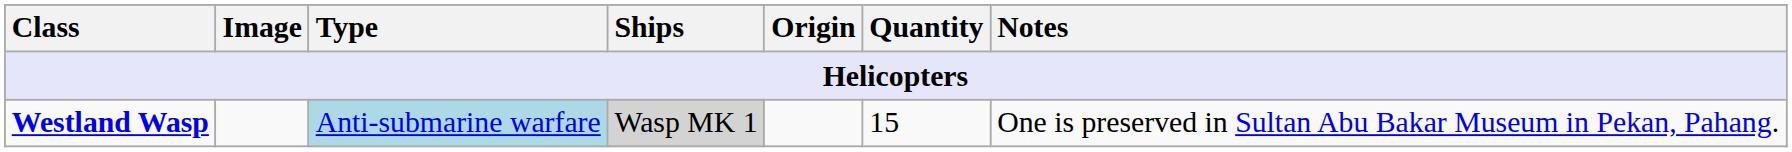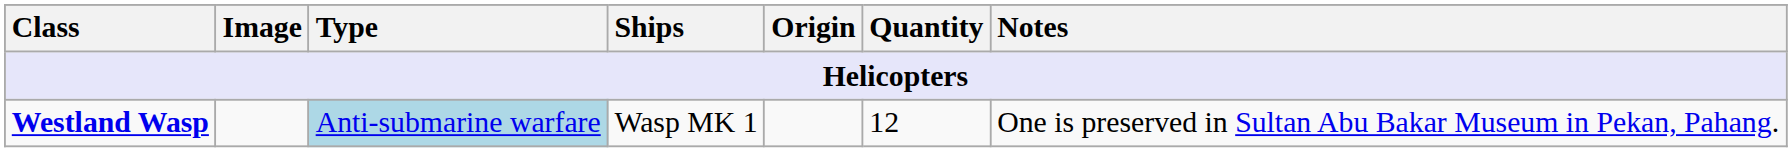(686, 122) lightgrey background -> (686, 122) no background
(884, 122) 15 -> (884, 122) 12
